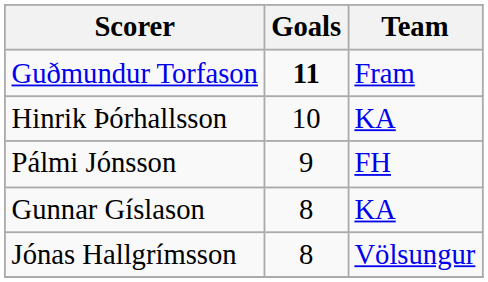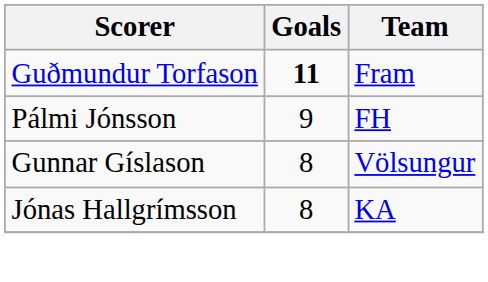- row: (119, 118)
(375, 208) KA -> (415, 163) Völsungur
(415, 254) Völsungur -> (375, 208) KA
